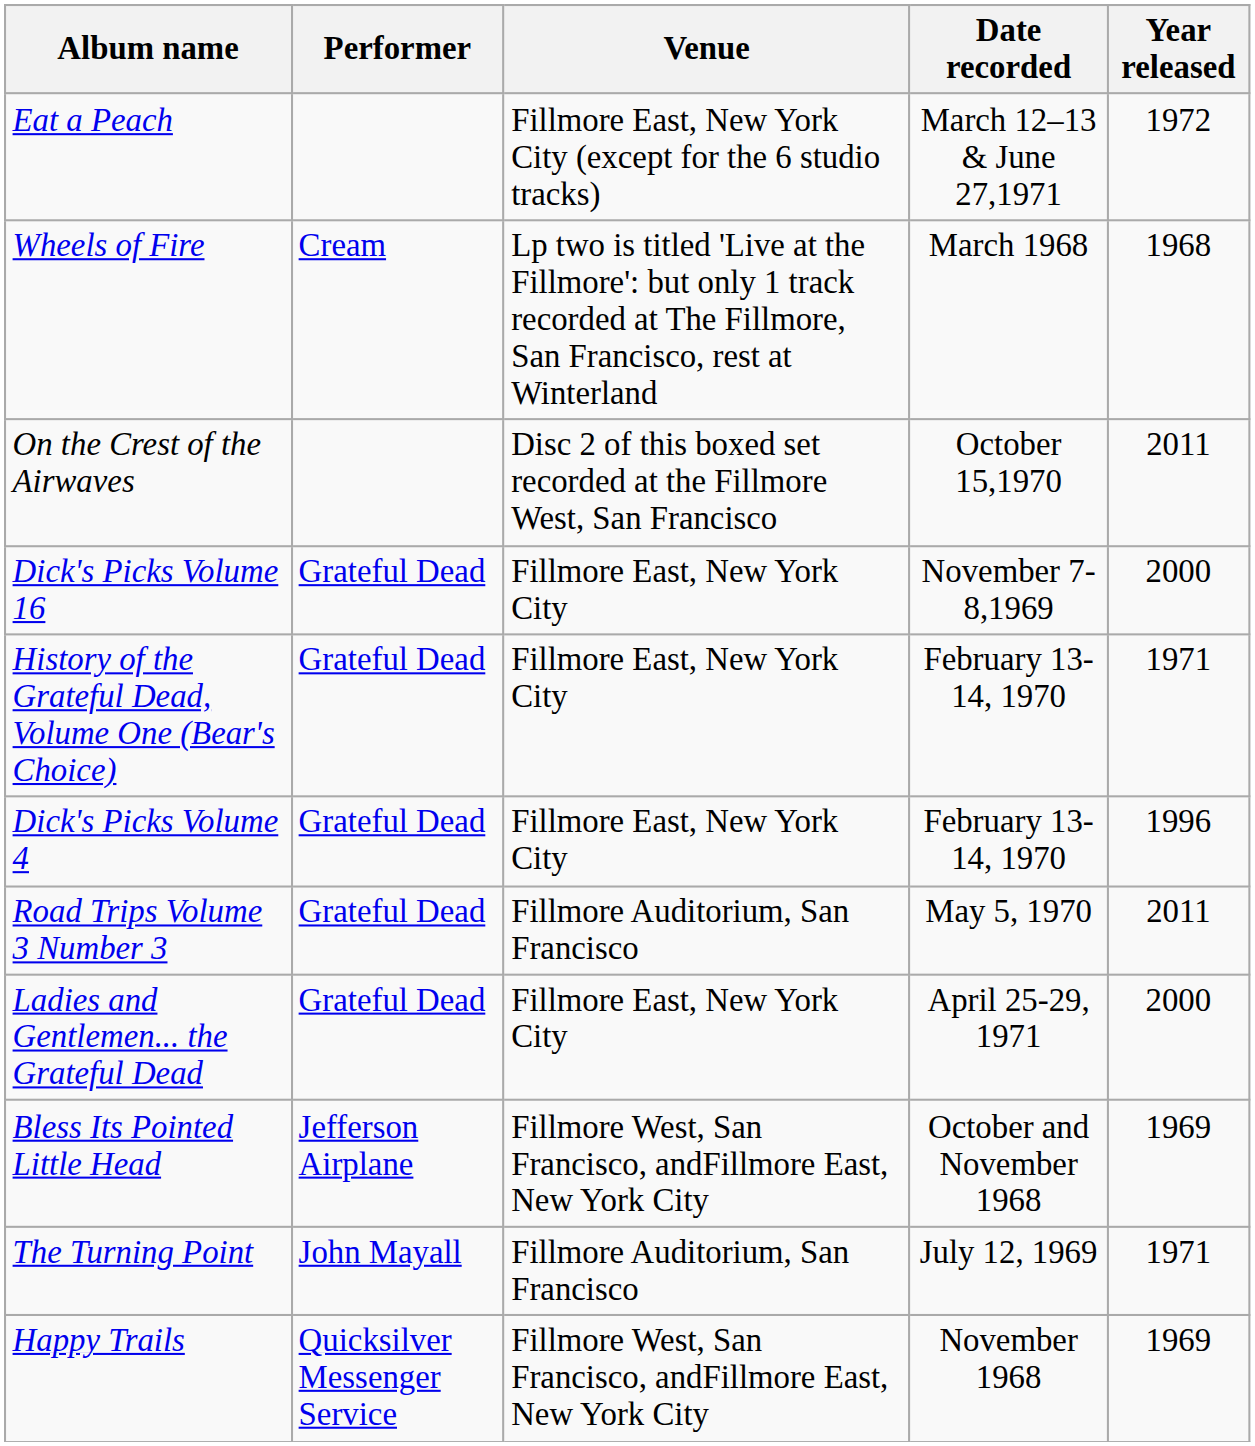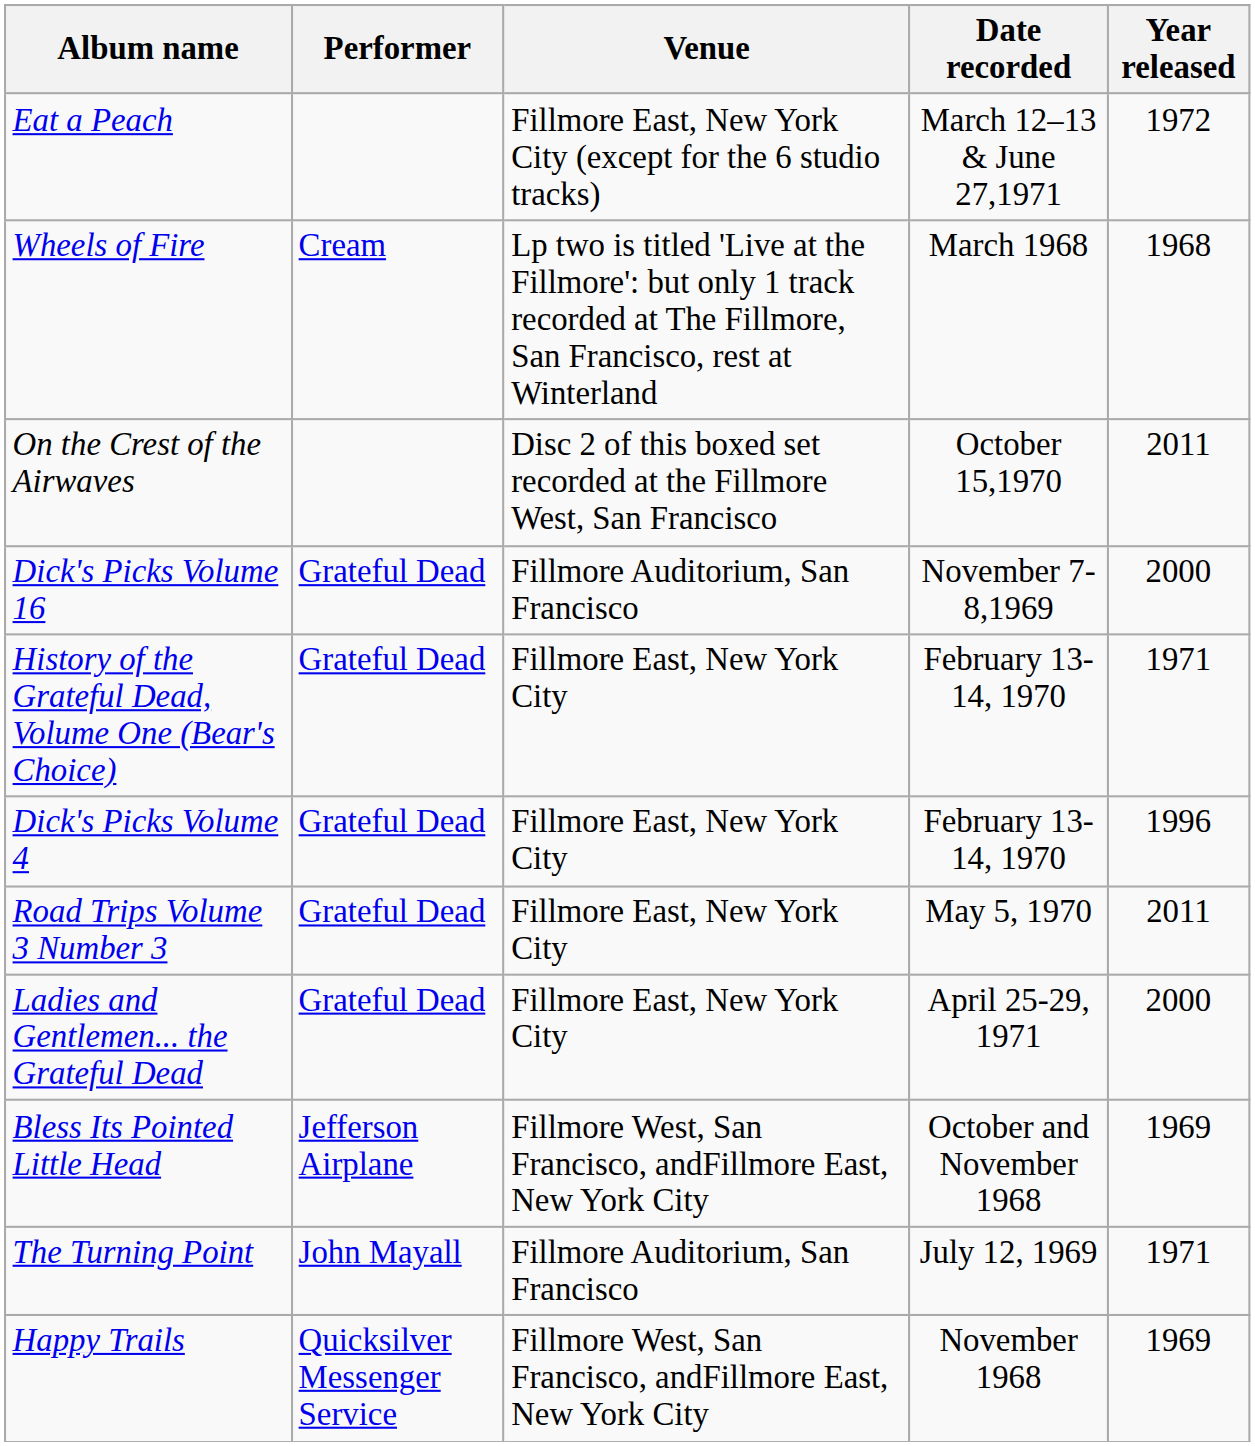(675, 589) Fillmore East, New York City -> (680, 589) Fillmore Auditorium, San Francisco
(680, 929) Fillmore Auditorium, San Francisco -> (675, 929) Fillmore East, New York City
